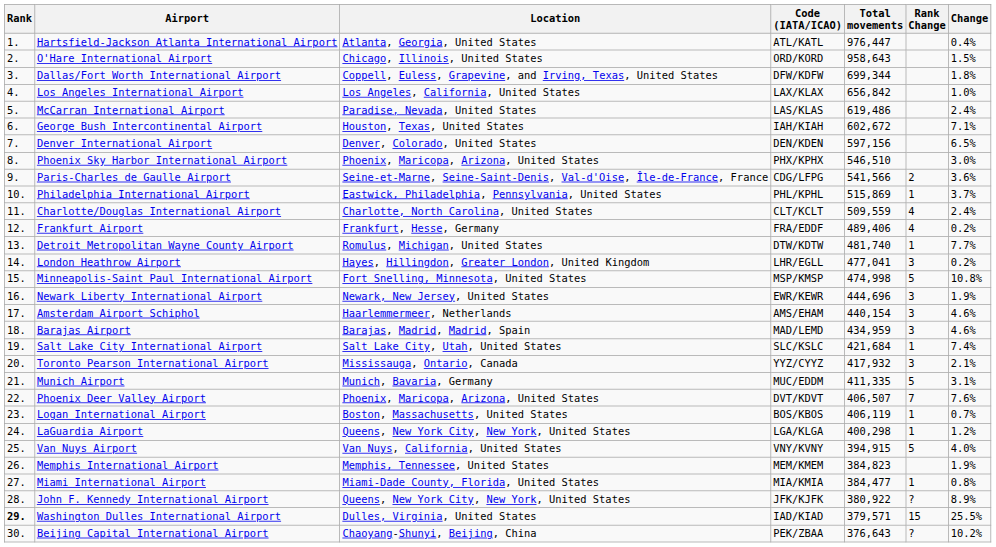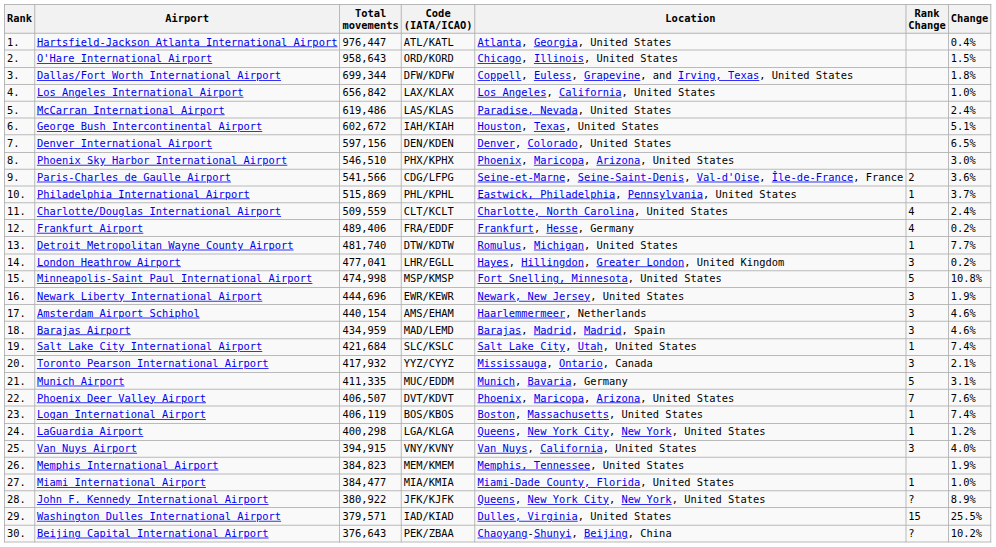columns swapped: (555, 19) <-> (875, 19)
(963, 127) 7.1% -> (963, 127) 5.1%
(963, 415) 0.7% -> (963, 415) 7.4%
(911, 449) 5 -> (911, 449) 3
(963, 483) 0.8% -> (963, 483) 1.0%
(16, 516) bold -> (16, 516) normal
